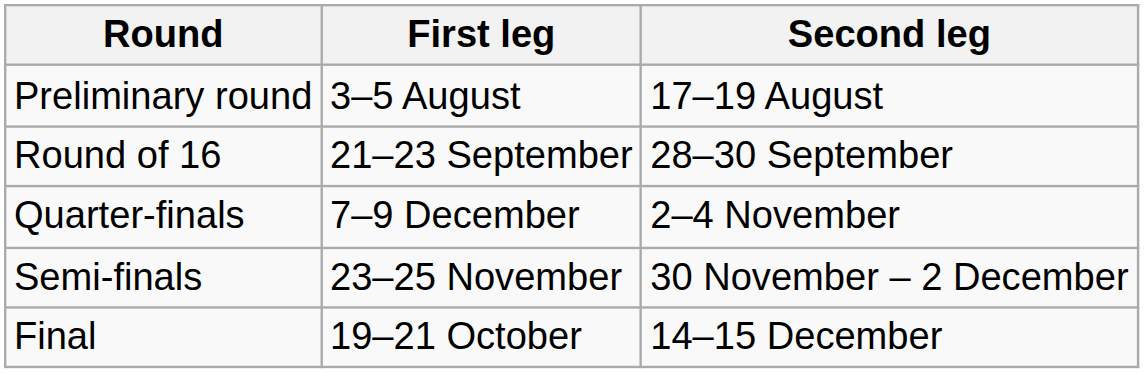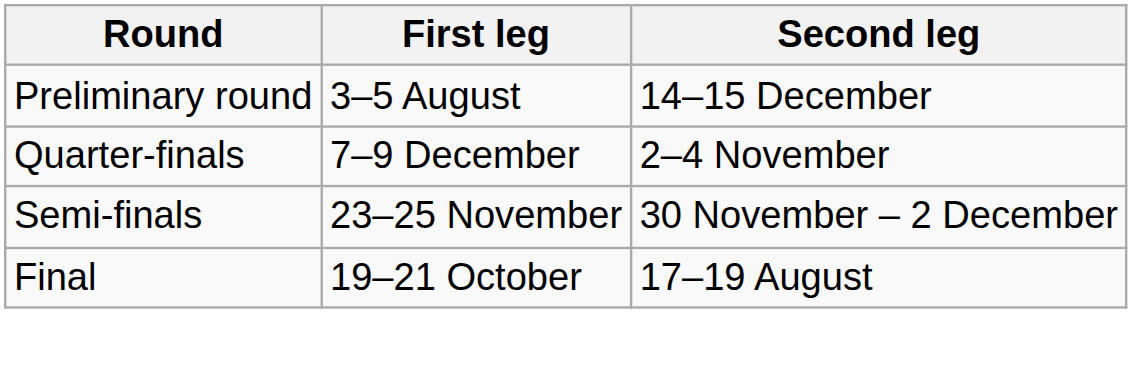(767, 95) 17–19 August -> (786, 95) 14–15 December
- row: (118, 155)
(796, 336) 14–15 December -> (756, 276) 17–19 August
